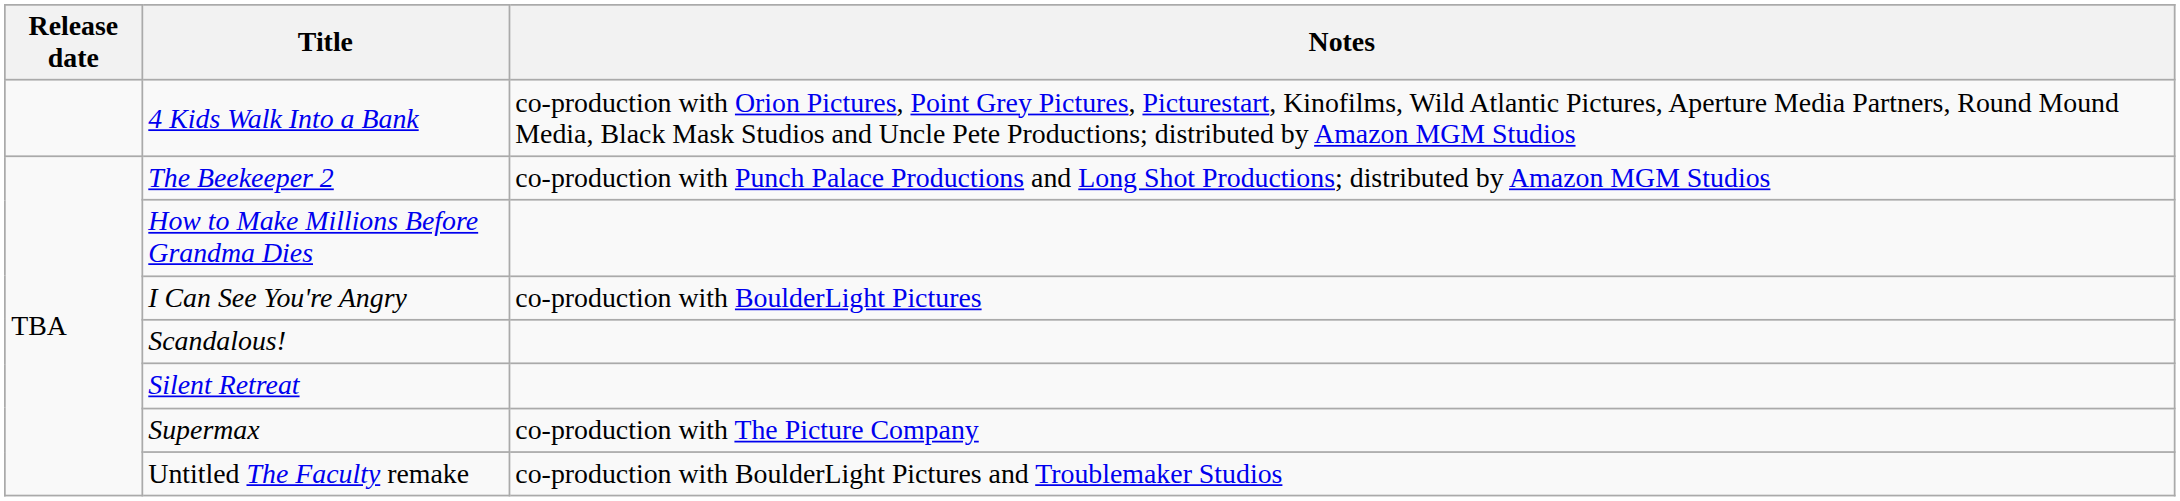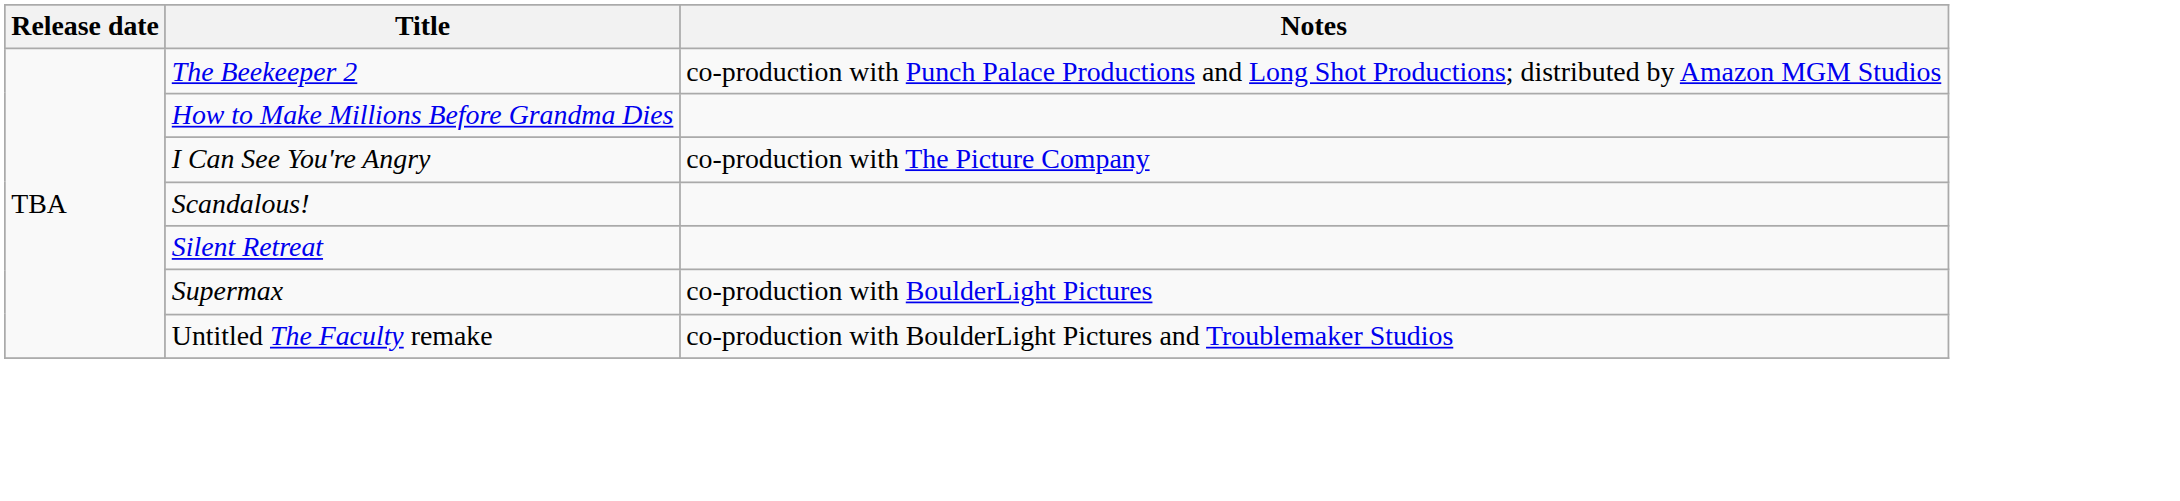- row: (283, 117)
(748, 297) co-production with BoulderLight Pictures -> (918, 159) co-production with The Picture Company
(747, 429) co-production with The Picture Company -> (919, 291) co-production with BoulderLight Pictures
